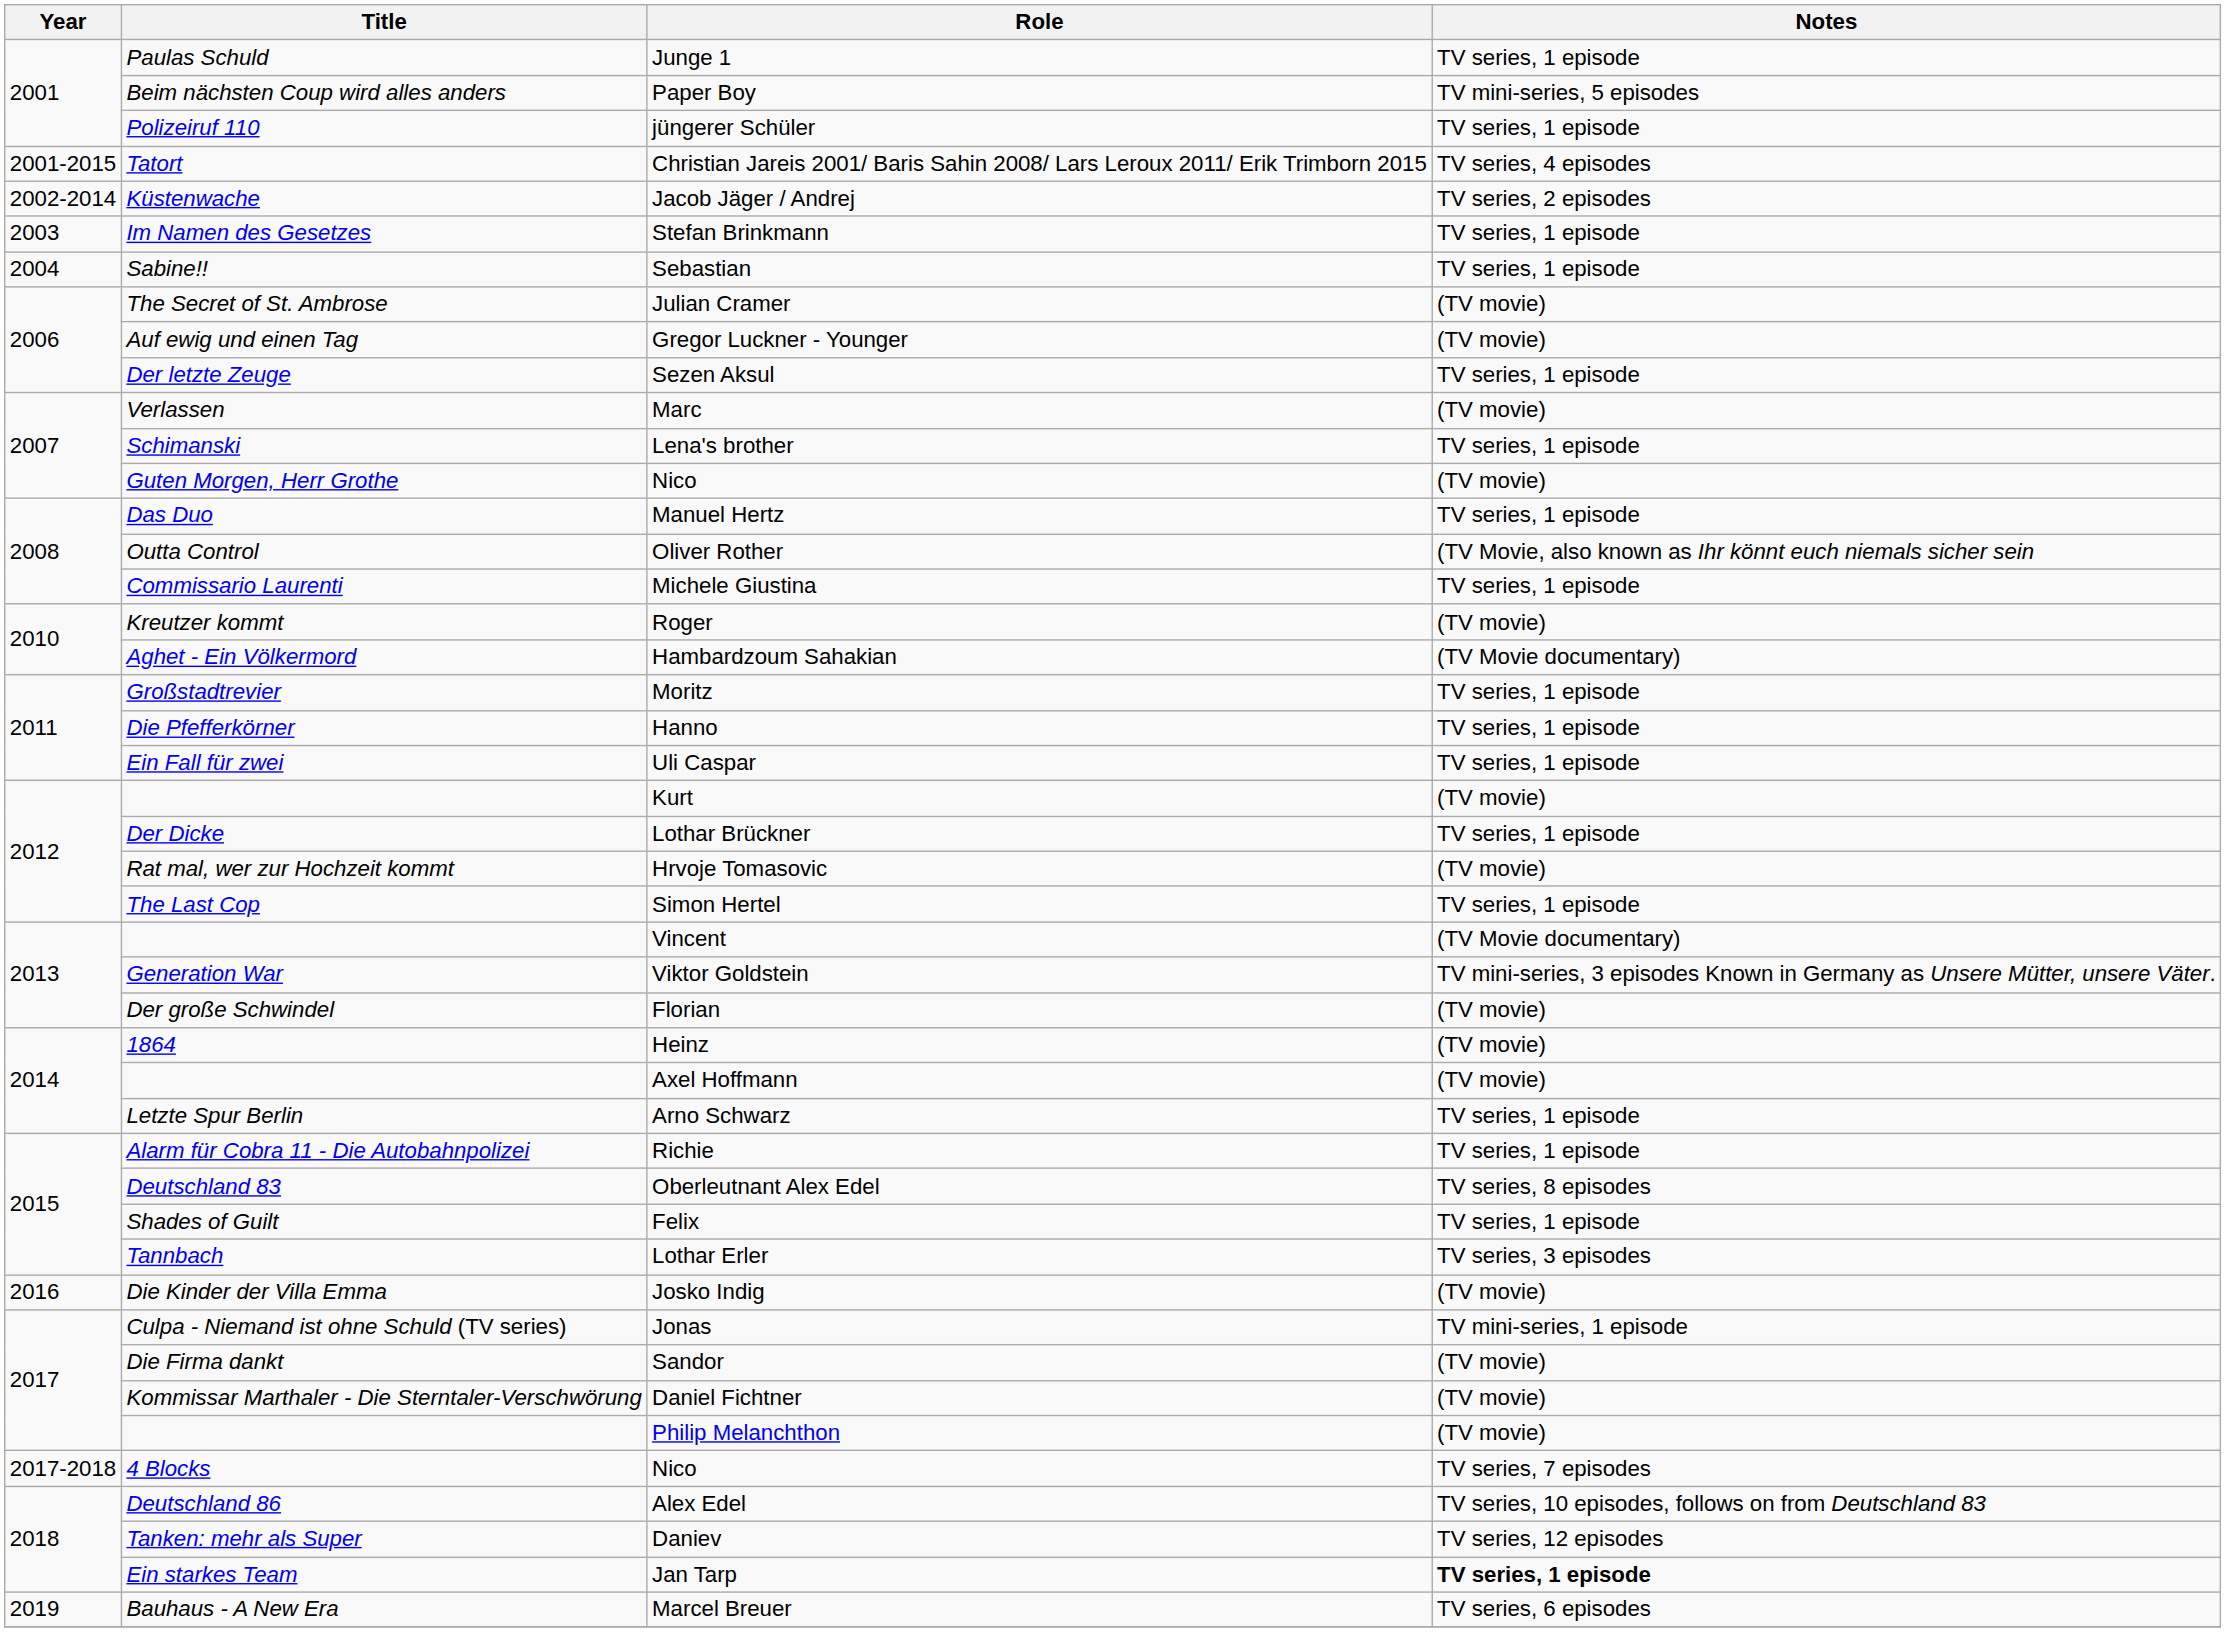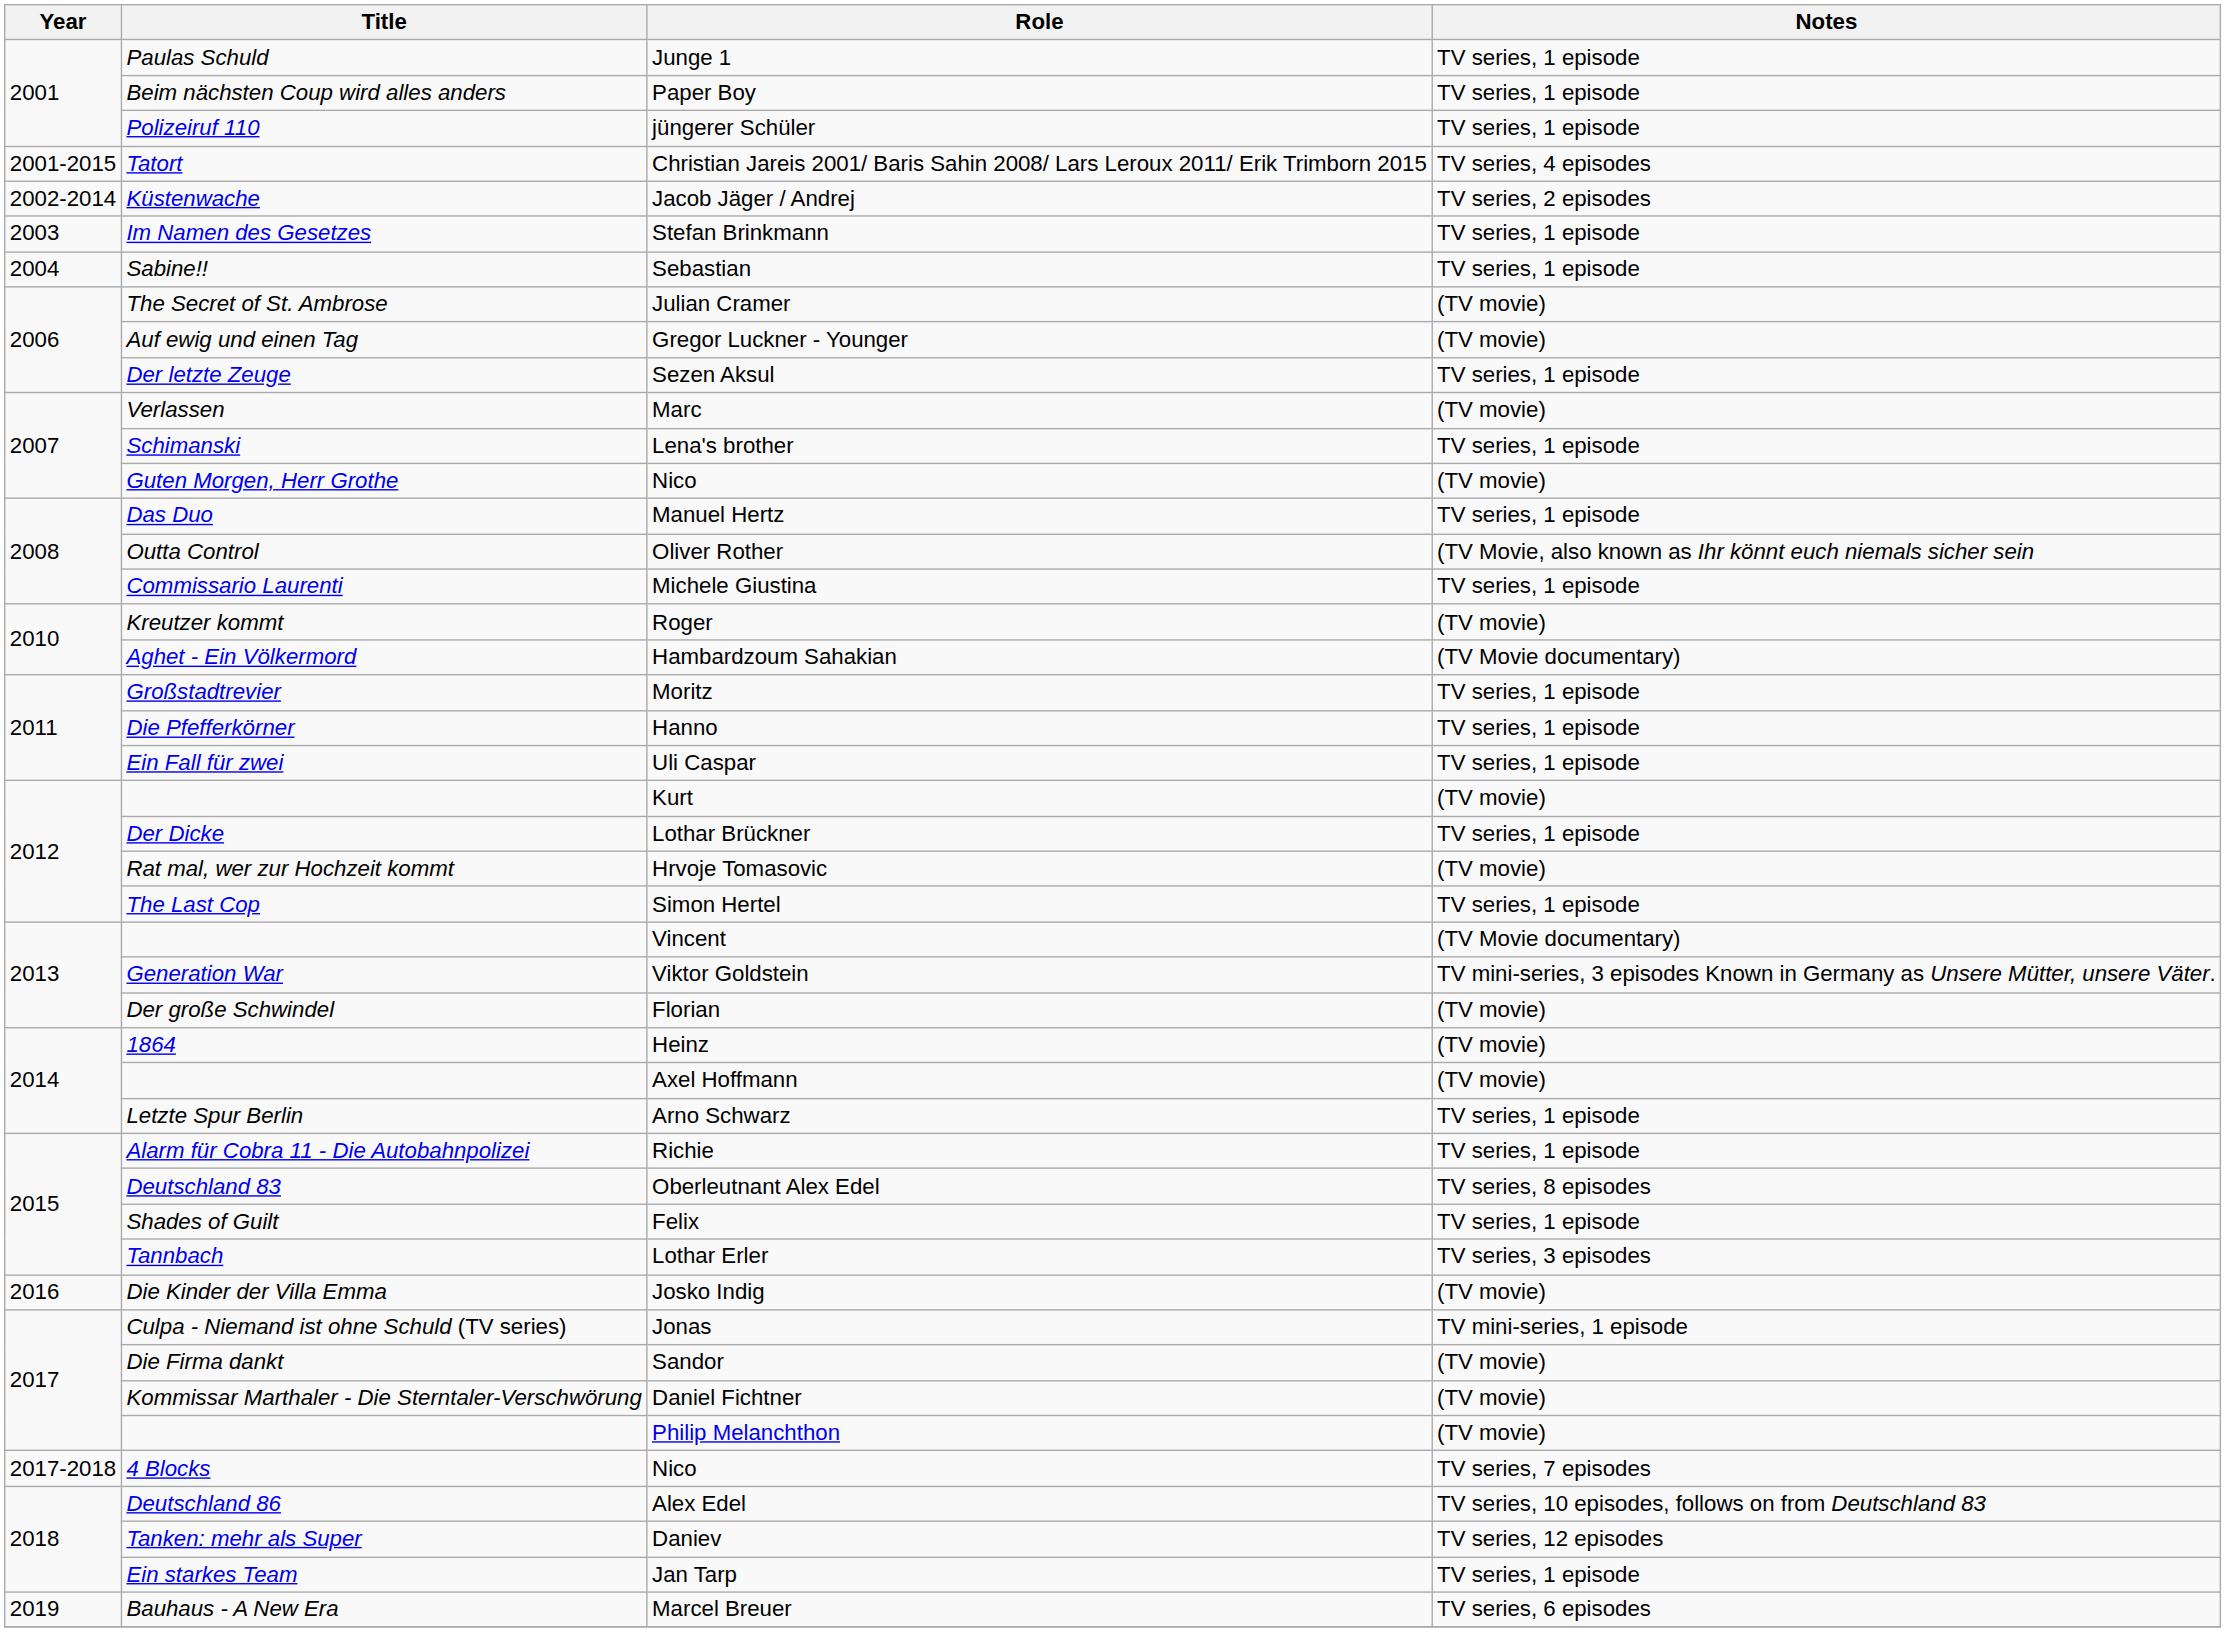(1568, 92) TV mini-series, 5 episodes -> (1538, 92) TV series, 1 episode
(1544, 1574) bold -> (1538, 1574) normal
